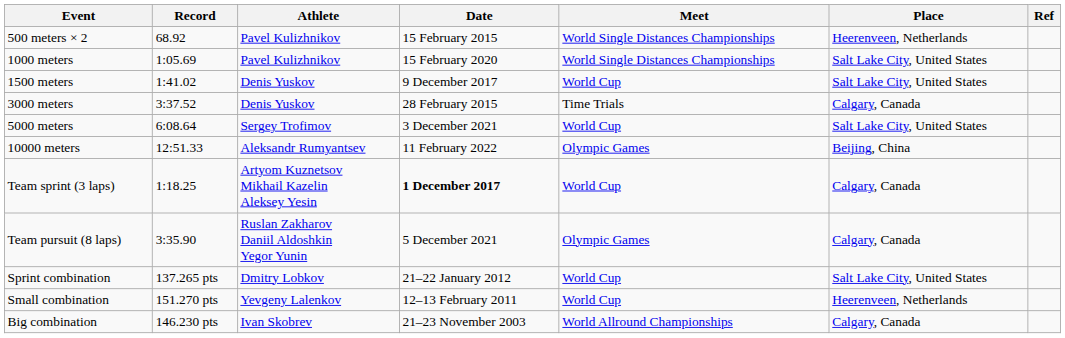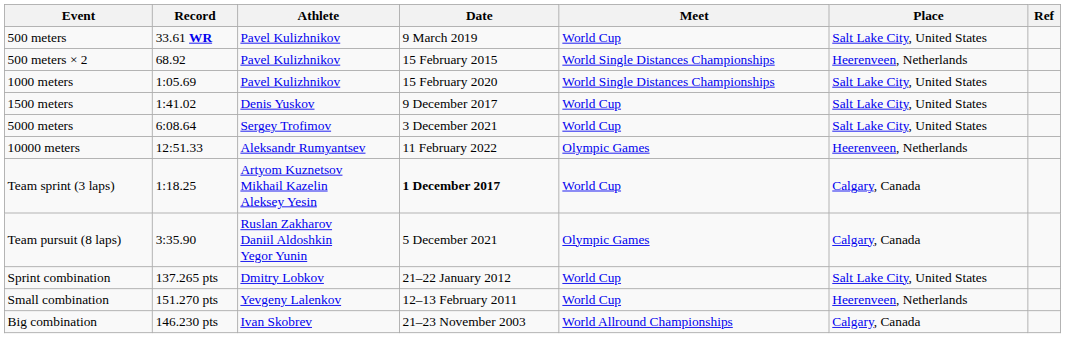+ row: (37, 37)
- row: (40, 103)
(871, 148) Beijing, China -> (900, 148) Heerenveen, Netherlands
